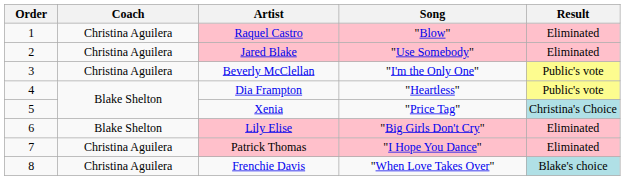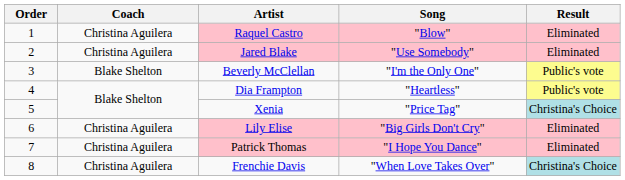(128, 71) Christina Aguilera -> (128, 71) Blake Shelton
(128, 128) Blake Shelton -> (128, 128) Christina Aguilera
(573, 166) Blake's choice -> (573, 166) Christina's Choice
